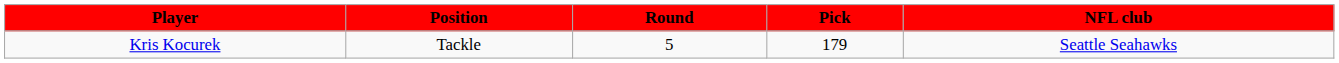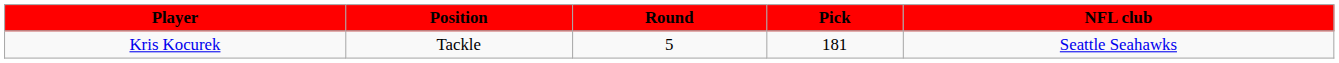(835, 44) 179 -> (835, 44) 181
